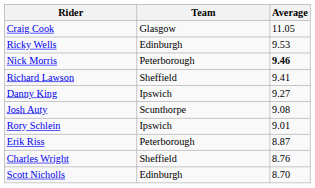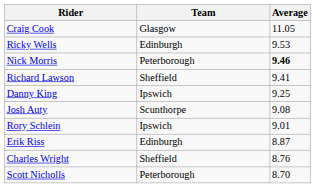(281, 93) 9.27 -> (281, 93) 9.25
(167, 142) Peterborough -> (161, 142) Edinburgh
(161, 175) Edinburgh -> (167, 175) Peterborough
